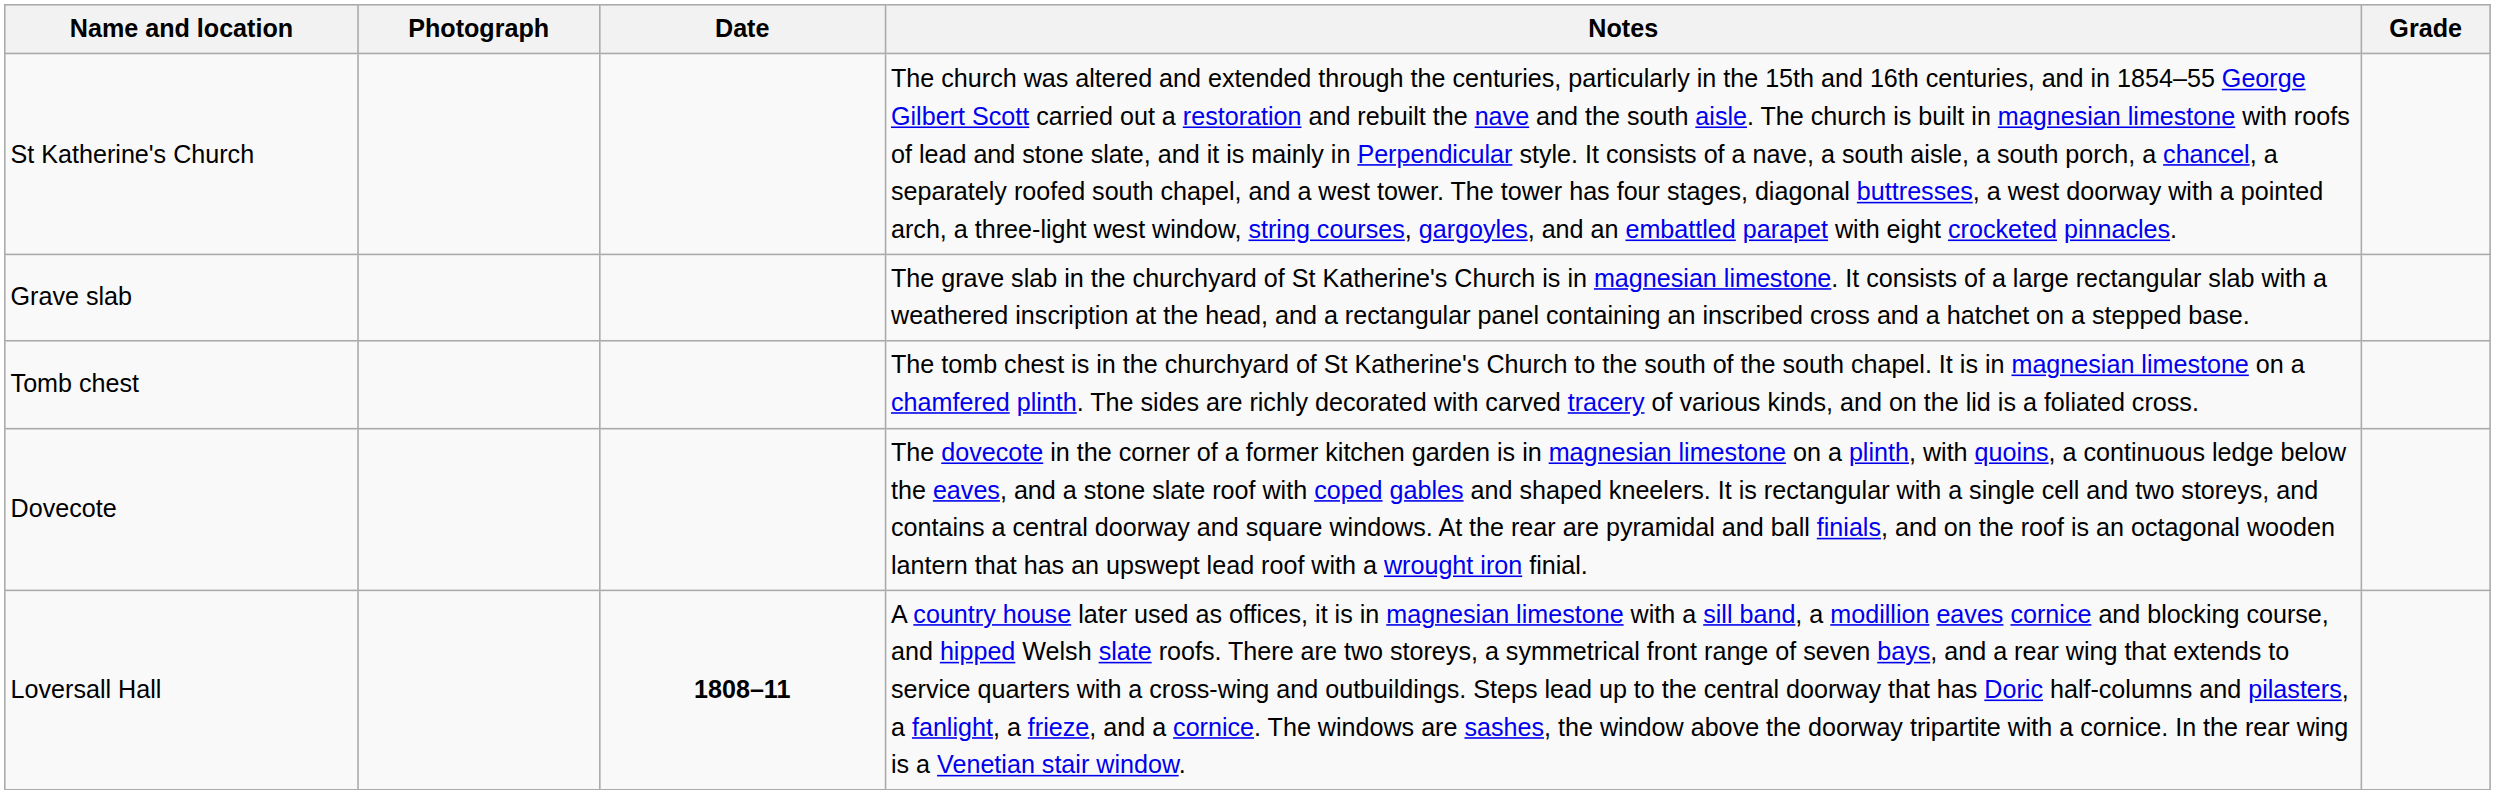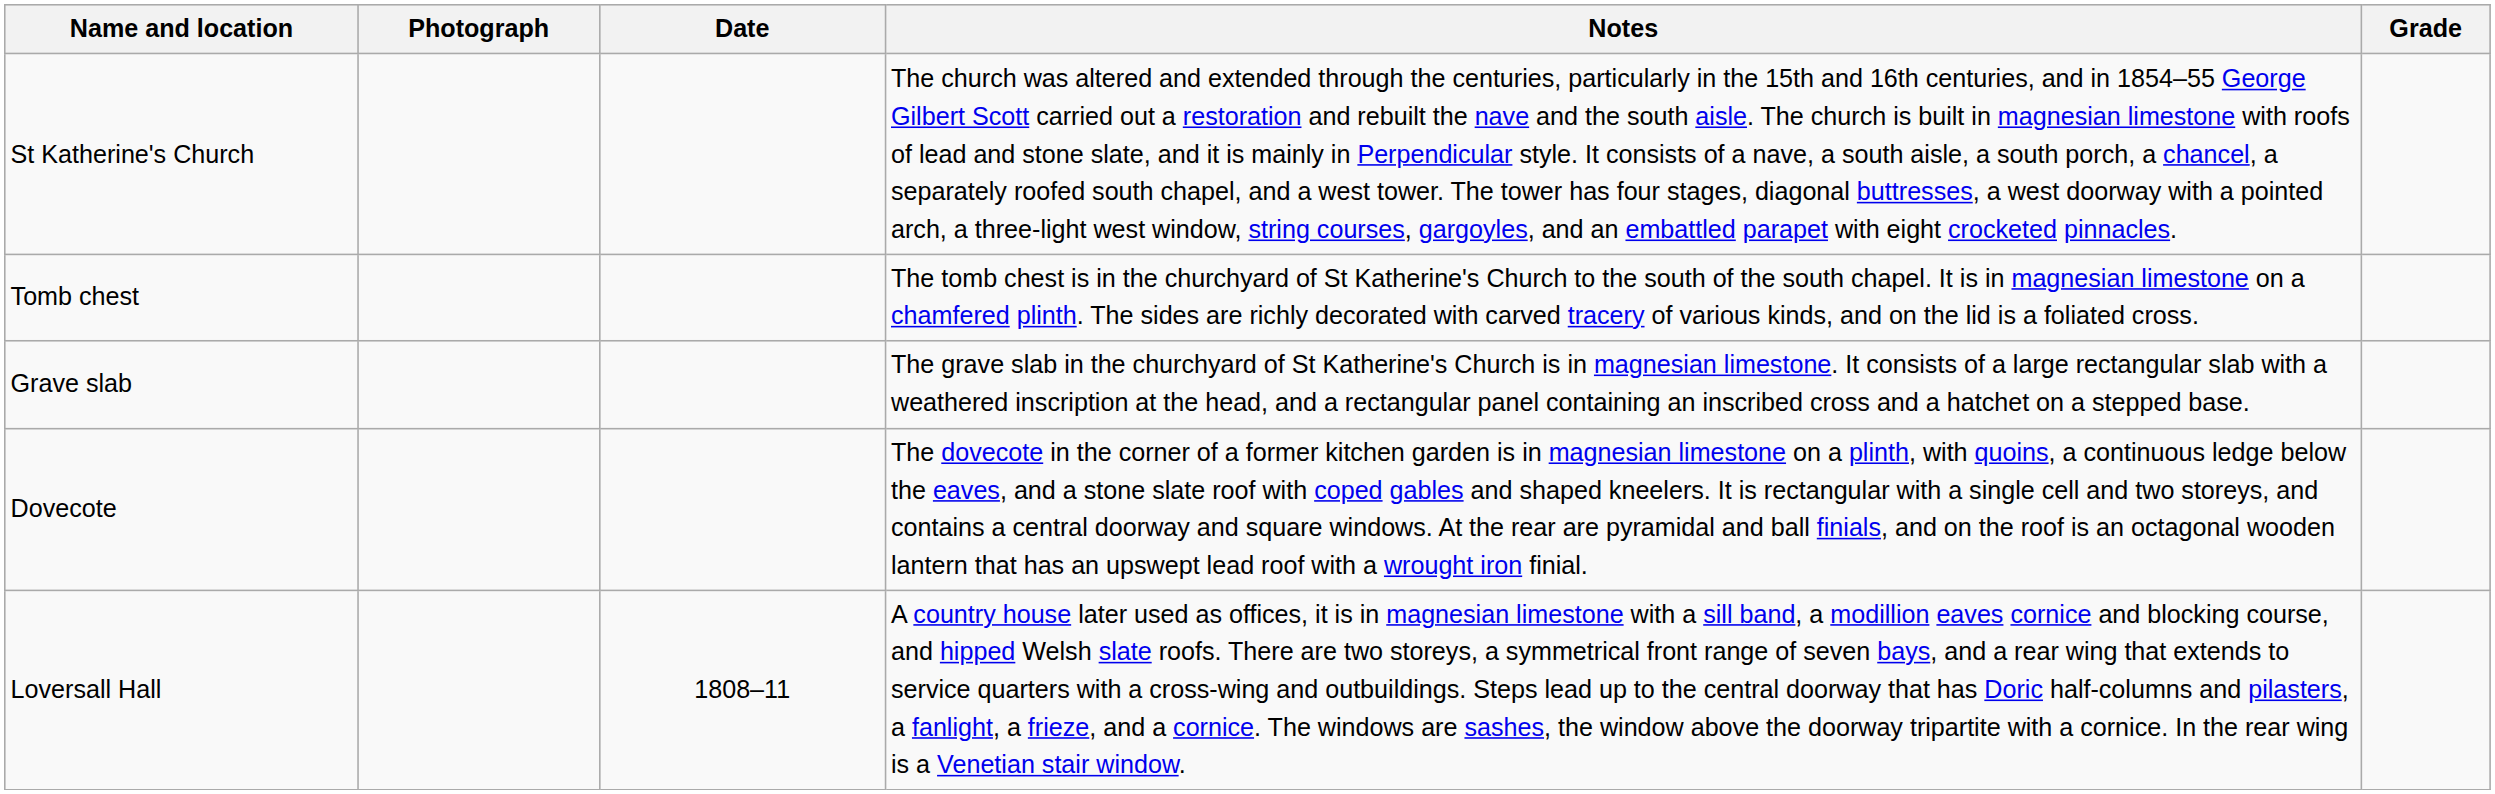rows swapped: (75, 384) <-> (71, 297)
(742, 689) bold -> (742, 689) normal
